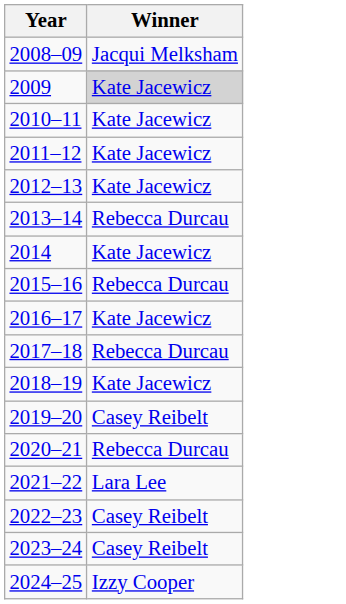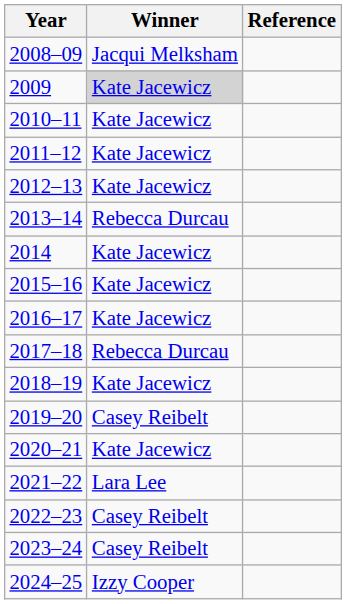+ column: (292, 20)
(160, 284) Rebecca Durcau -> (152, 284) Kate Jacewicz
(160, 449) Rebecca Durcau -> (152, 449) Kate Jacewicz
